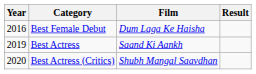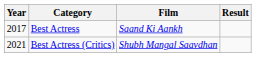- row: (68, 29)
(16, 45) 2019 -> (16, 29) 2017
(16, 61) 2020 -> (16, 45) 2021
